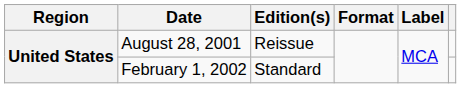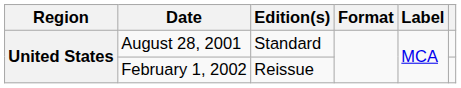(284, 43) Reissue -> (288, 43) Standard
(288, 69) Standard -> (284, 69) Reissue
